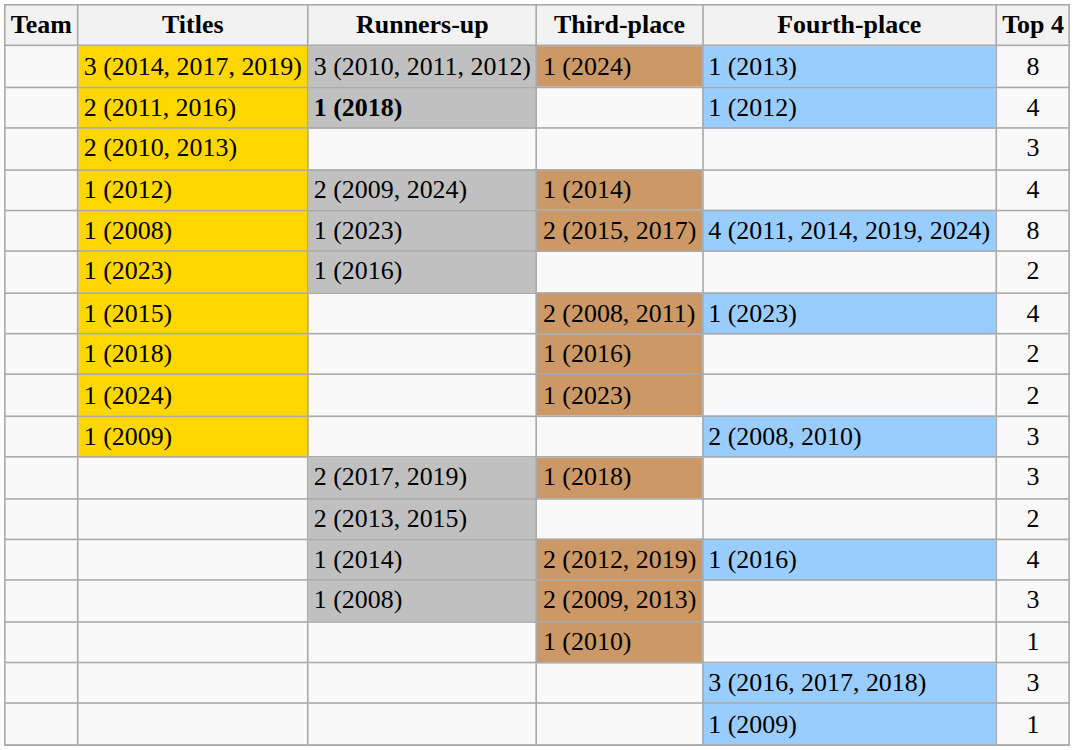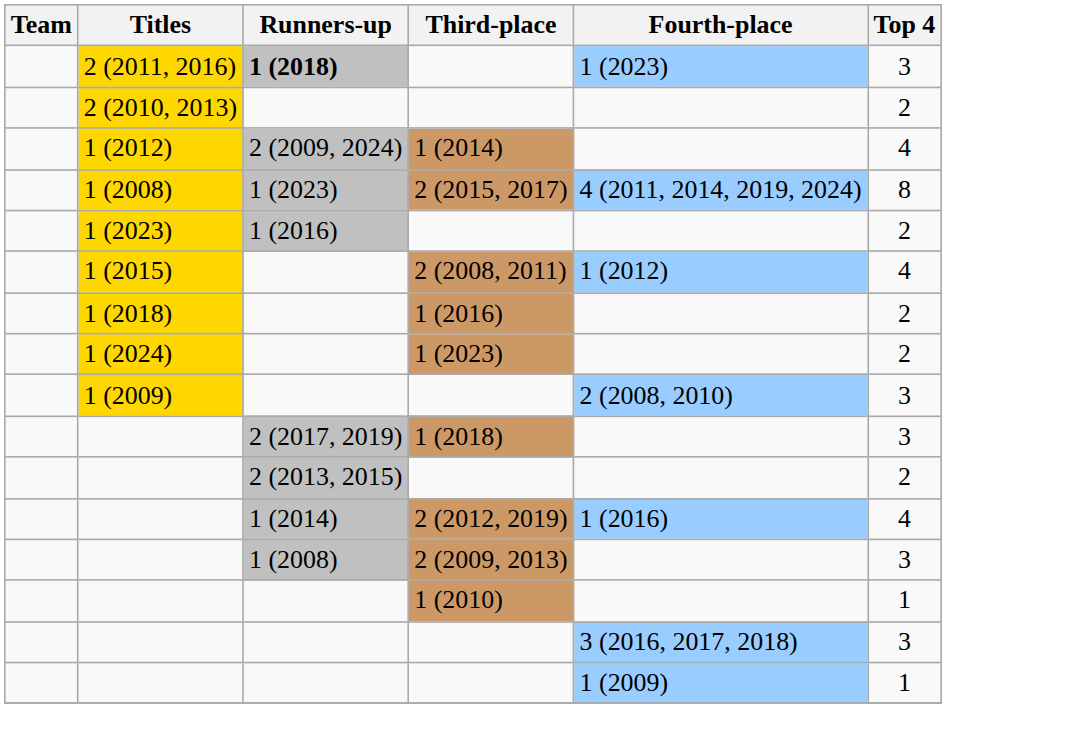- row: (193, 66)
(752, 107) 1 (2012) -> (624, 66) 1 (2023)
(1033, 107) 4 -> (904, 66) 3
(1033, 148) 3 -> (904, 107) 2
(752, 312) 1 (2023) -> (624, 271) 1 (2012)
